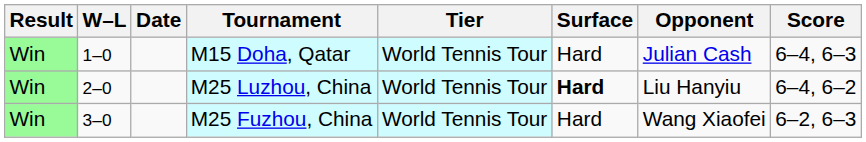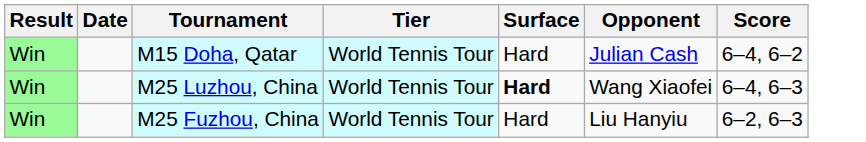- column: (105, 20)
(816, 53) 6–4, 6–3 -> (762, 53) 6–4, 6–2
(692, 86) Liu Hanyiu -> (651, 86) Wang Xiaofei
(816, 86) 6–4, 6–2 -> (762, 86) 6–4, 6–3
(704, 119) Wang Xiaofei -> (638, 119) Liu Hanyiu
